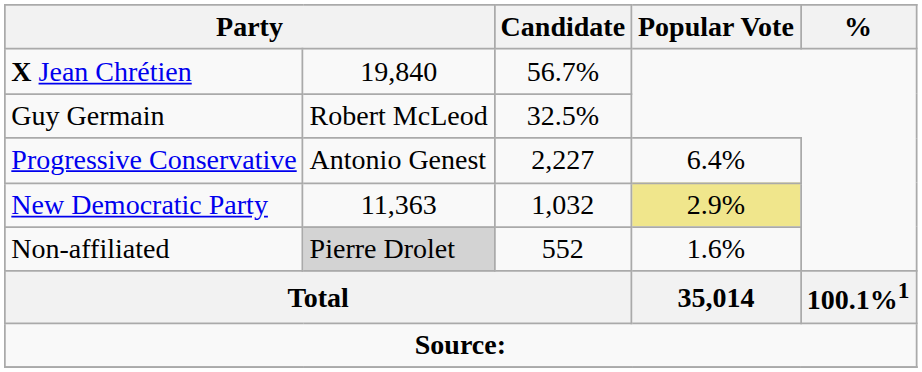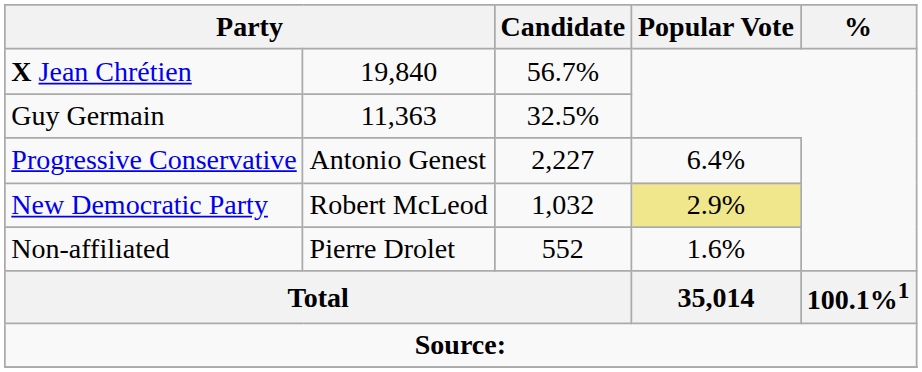(399, 115) Robert McLeod -> (399, 115) 11,363
(399, 204) 11,363 -> (399, 204) Robert McLeod
(382, 248) lightgrey background -> (382, 248) no background
